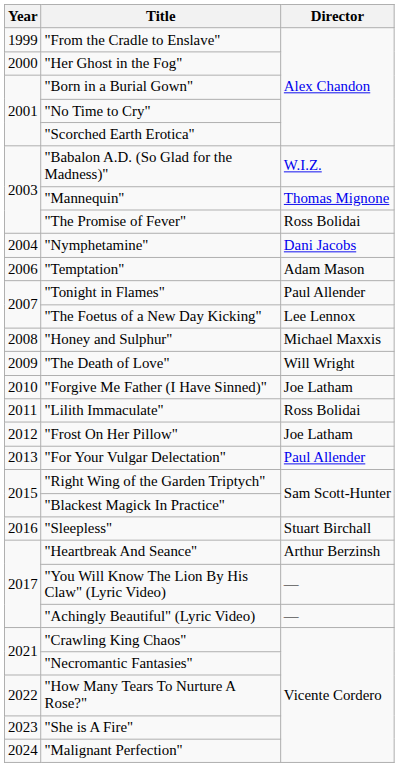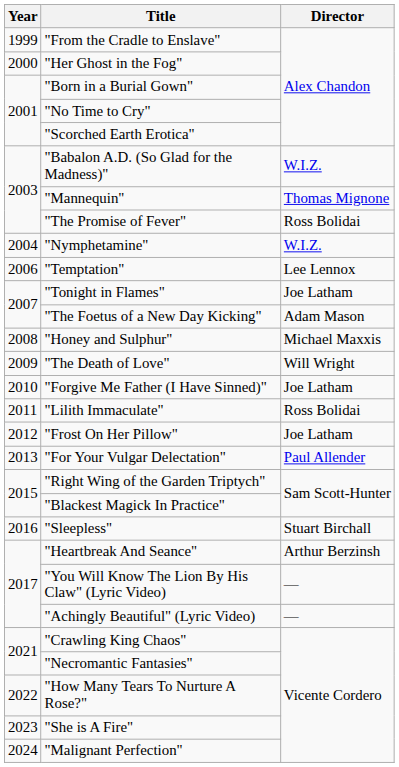(320, 245) Dani Jacobs -> (303, 245) W.I.Z.
(324, 269) Adam Mason -> (320, 269) Lee Lennox
(325, 292) Paul Allender -> (318, 292) Joe Latham
(320, 316) Lee Lennox -> (324, 316) Adam Mason
